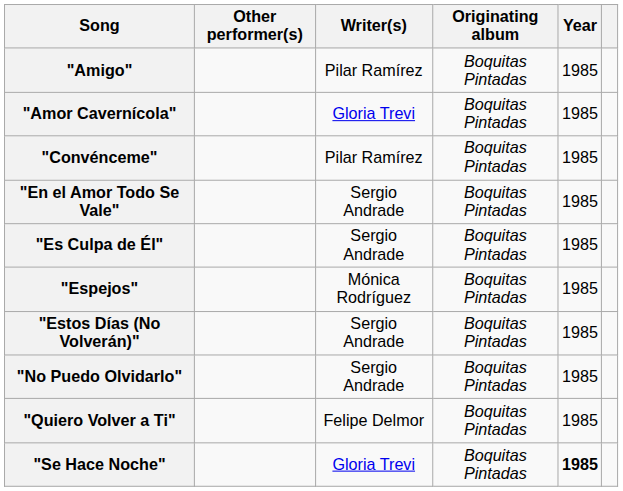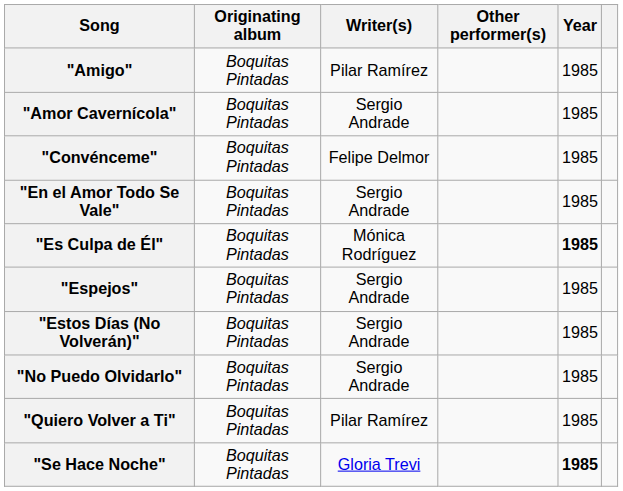columns swapped: (255, 26) <-> (495, 26)
(374, 114) Gloria Trevi -> (379, 114) Sergio Andrade
(374, 157) Pilar Ramírez -> (379, 157) Felipe Delmor
(374, 245) Sergio Andrade -> (379, 245) Mónica Rodríguez
(580, 245) normal -> (580, 245) bold
(374, 289) Mónica Rodríguez -> (379, 289) Sergio Andrade
(374, 420) Felipe Delmor -> (379, 420) Pilar Ramírez
